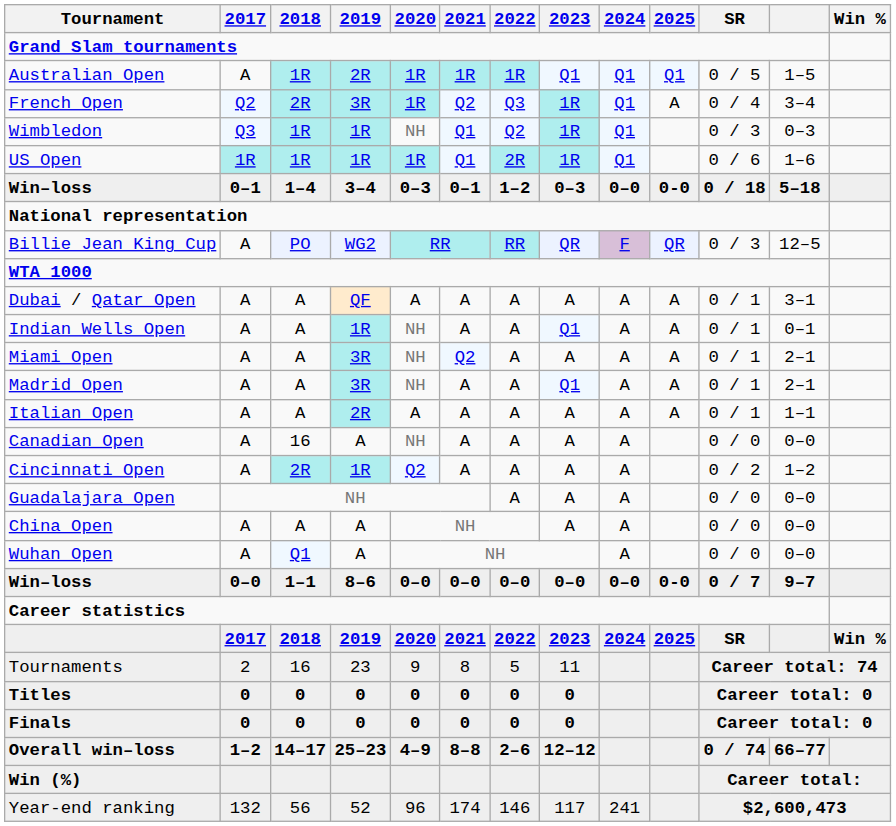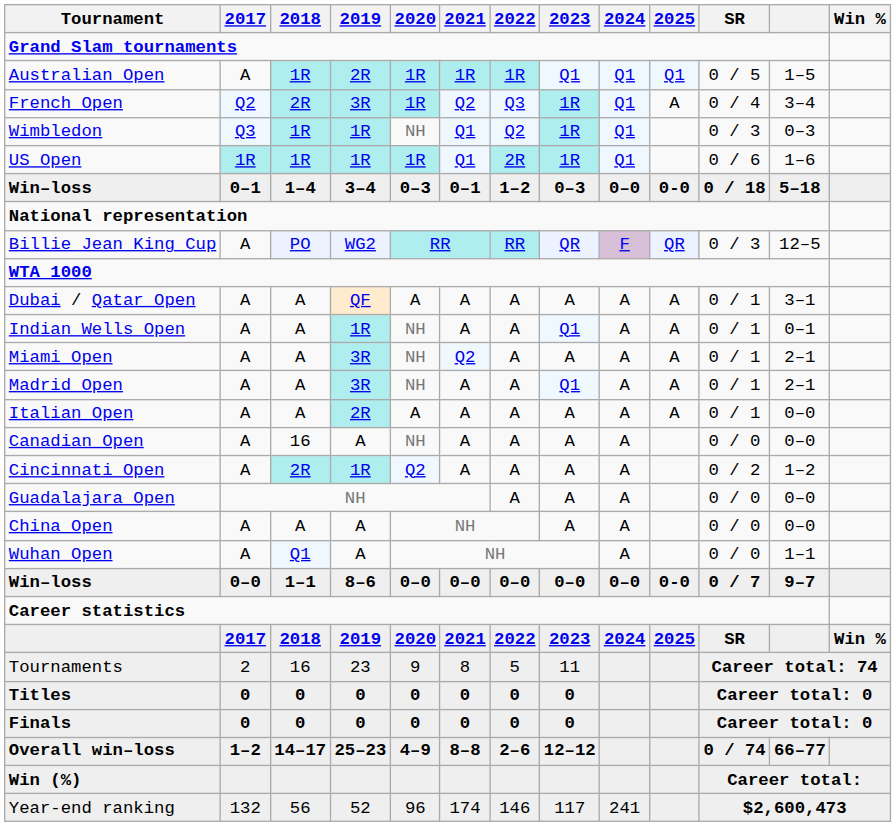(800, 413) 1–1 -> (800, 413) 0–0
(800, 554) 0–0 -> (800, 554) 1–1
